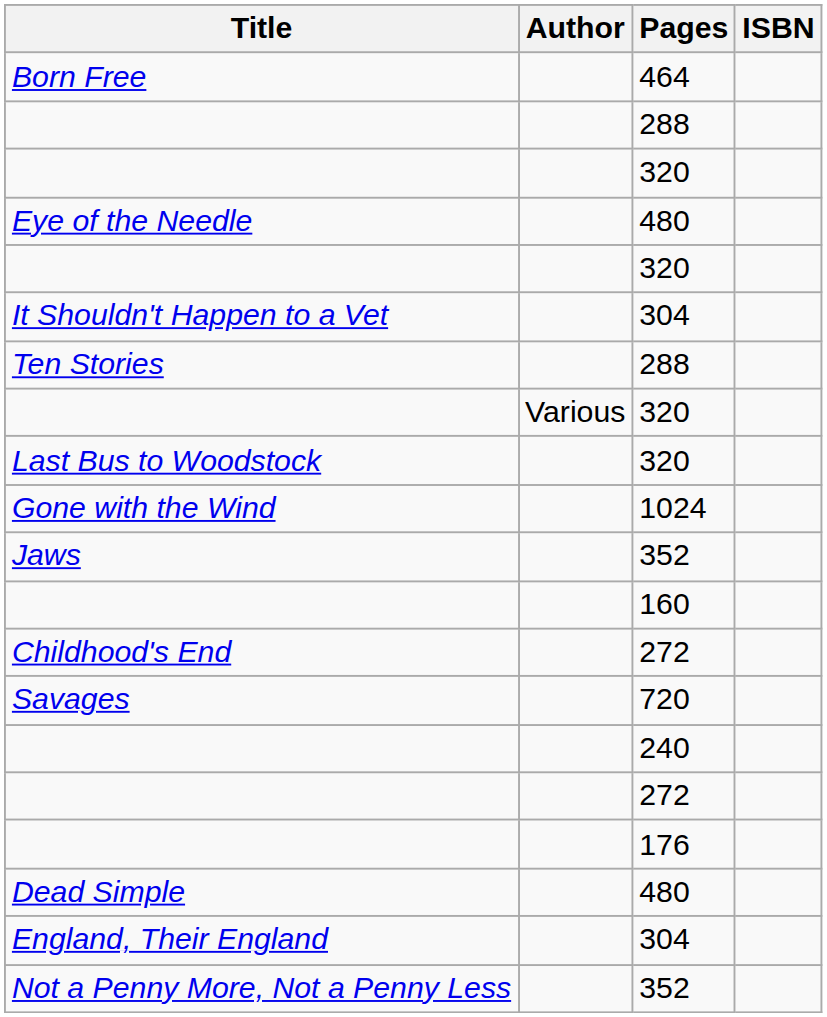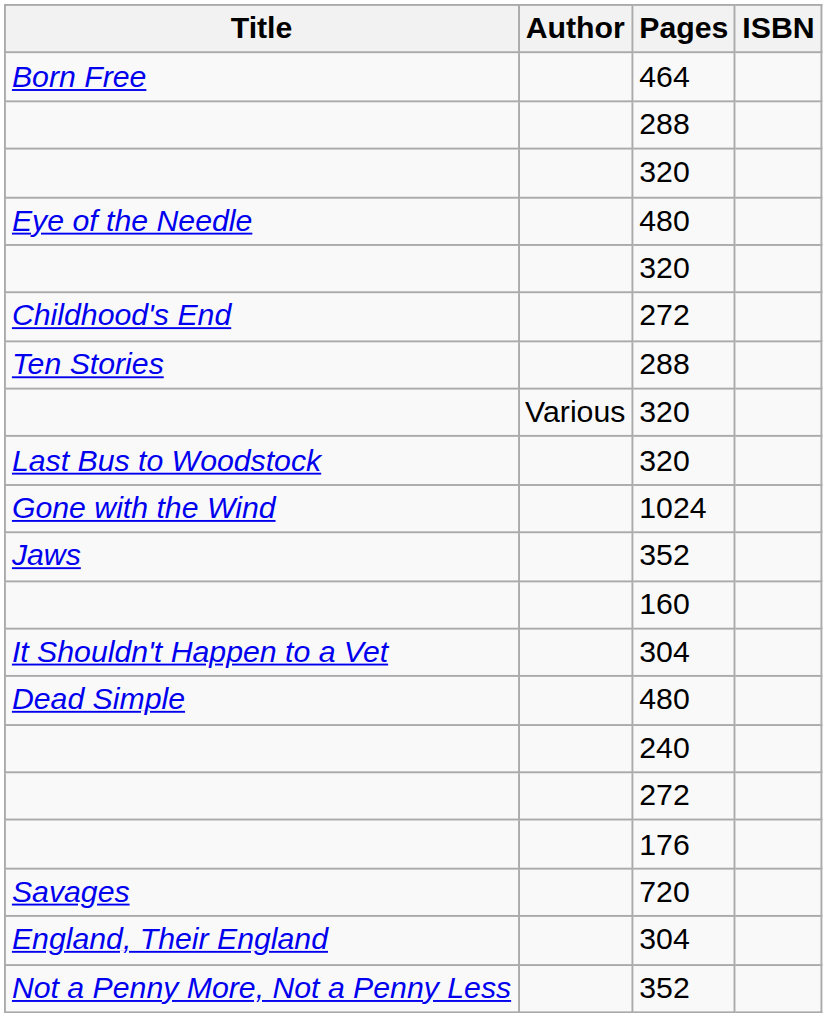rows swapped: (200, 316) <-> (122, 651)
rows swapped: (98, 891) <-> (71, 699)
